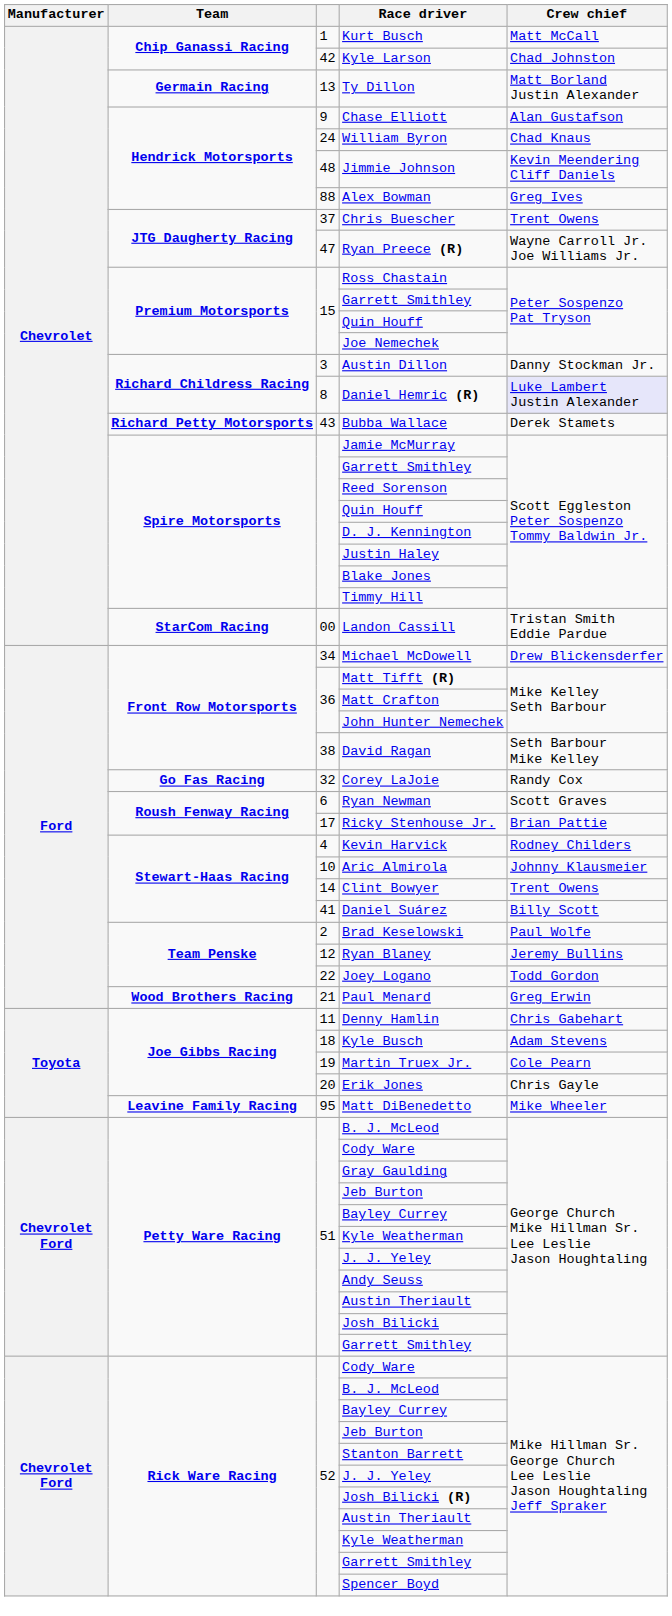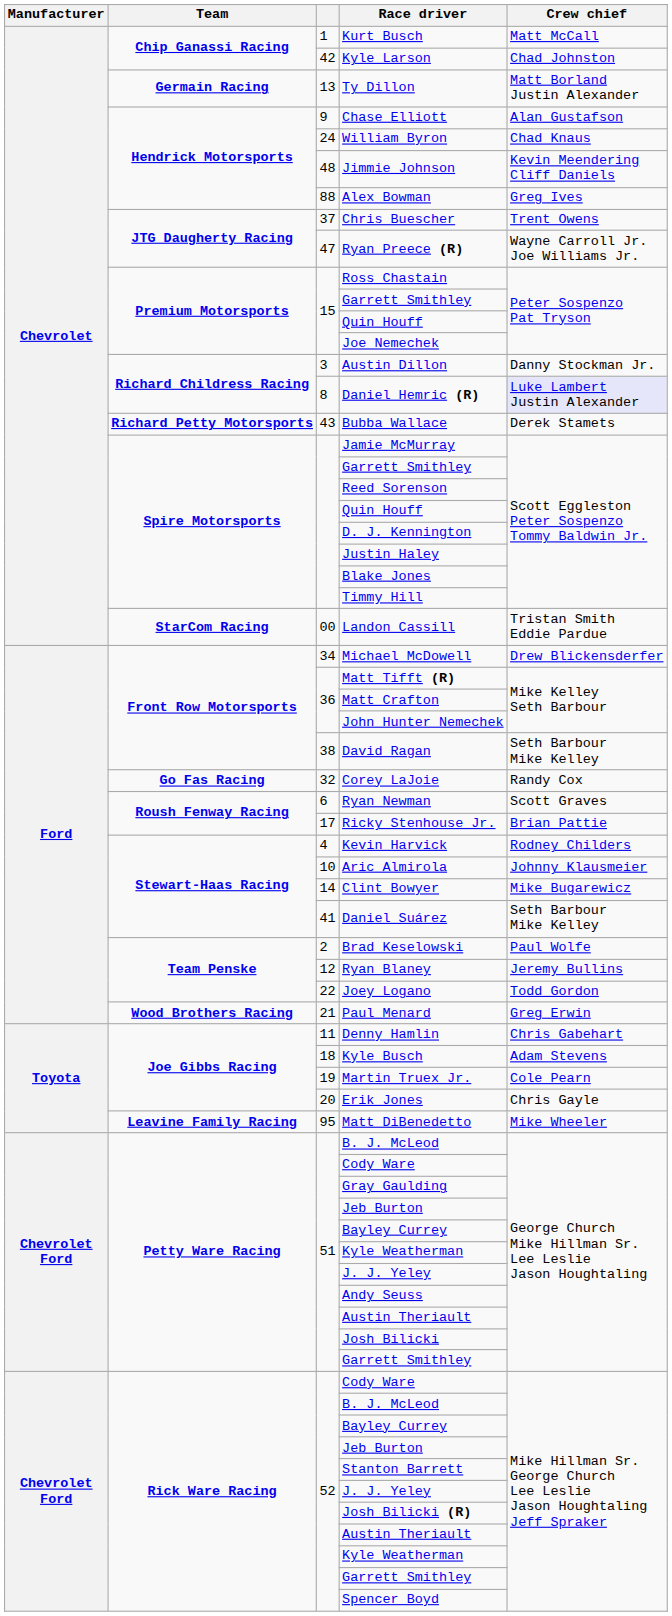(554, 890) Trent Owens -> (571, 890) Mike Bugarewicz
(554, 911) Billy Scott -> (559, 919) Seth Barbour Mike Kelley
